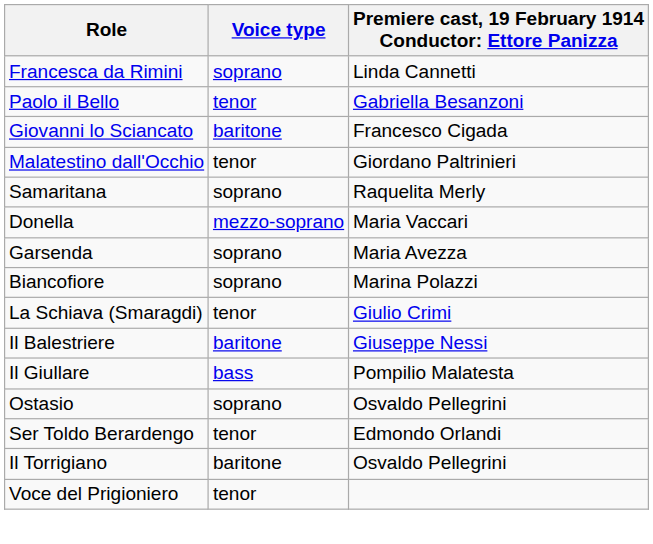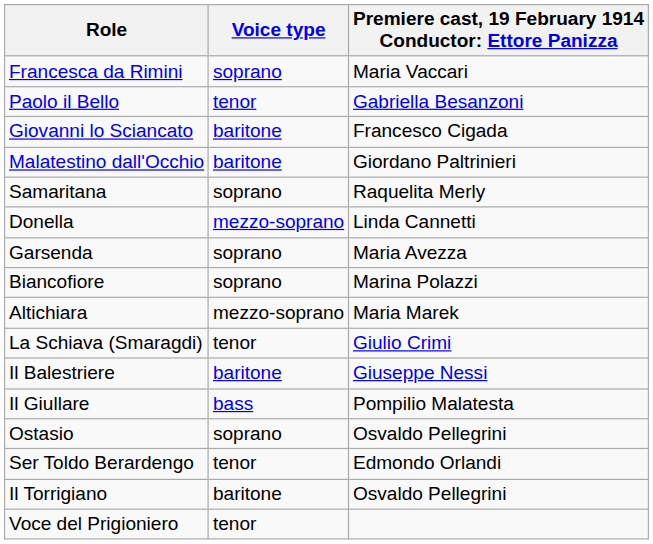(414, 71) Linda Cannetti -> (410, 71) Maria Vaccari
(235, 161) tenor -> (247, 161) baritone
(410, 222) Maria Vaccari -> (414, 222) Linda Cannetti
+ row: (48, 312)
